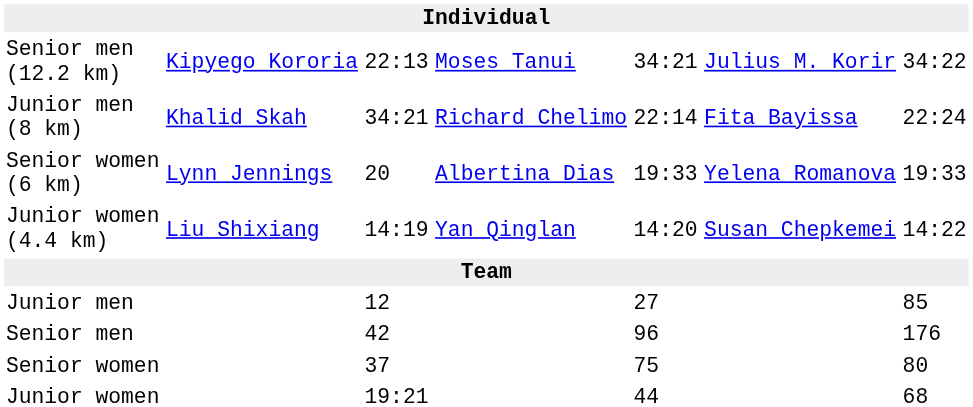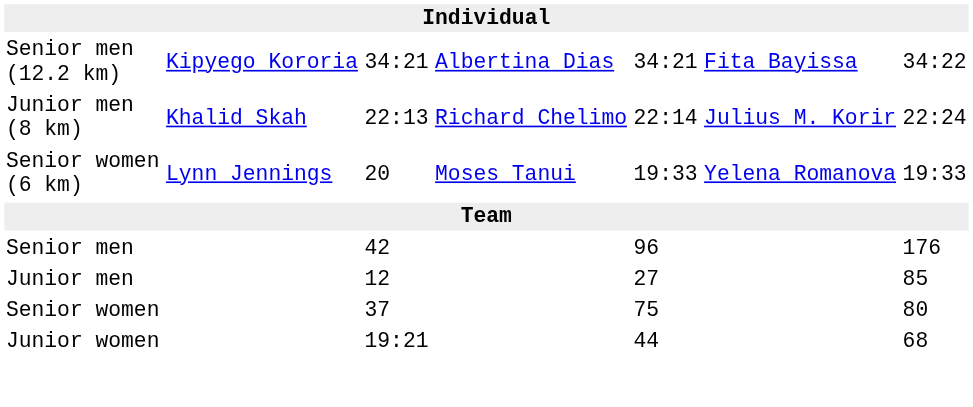(397, 62) 22:13 -> (397, 62) 34:21
(505, 62) Moses Tanui -> (525, 62) Albertina Dias
(800, 62) Julius M. Korir -> (781, 62) Fita Bayissa
(397, 117) 34:21 -> (397, 117) 22:13
(781, 117) Fita Bayissa -> (800, 117) Julius M. Korir
(525, 173) Albertina Dias -> (505, 173) Moses Tanui
- row: (83, 229)
rows swapped: (70, 335) <-> (70, 304)
